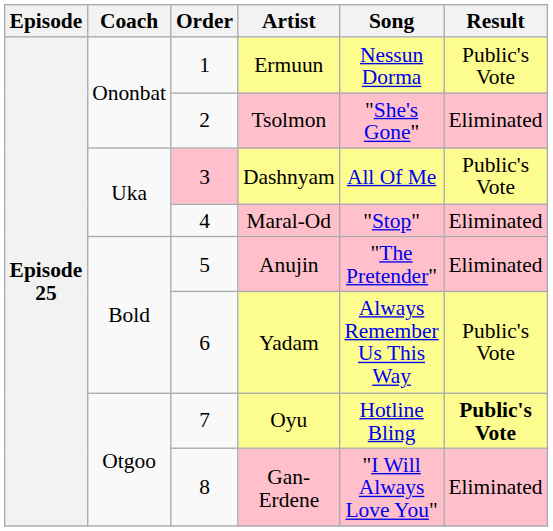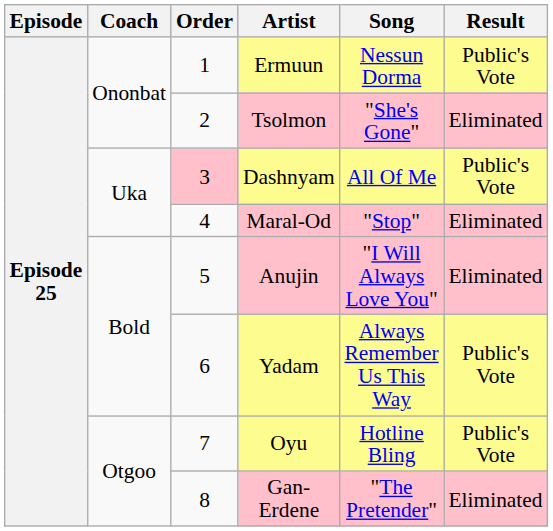(392, 264) "The Pretender" -> (392, 275) "I Will Always Love You"
(496, 420) bold -> (496, 443) normal
(392, 487) "I Will Always Love You" -> (392, 499) "The Pretender"
